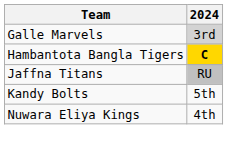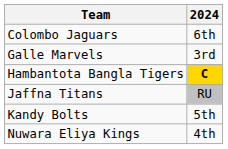+ row: (63, 34)
(204, 34) lightgrey background -> (204, 54) no background
